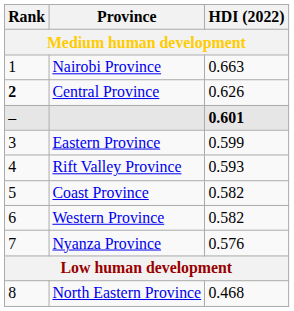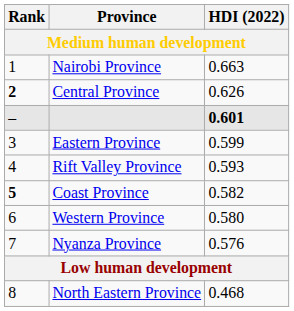(12, 192) normal -> (12, 192) bold
(226, 218) 0.582 -> (226, 218) 0.580
